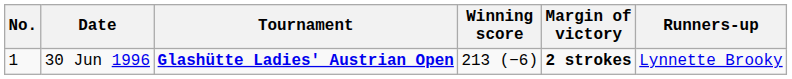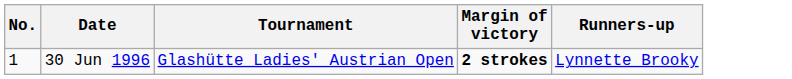- column: (500, 27)
(306, 62) bold -> (306, 62) normal
